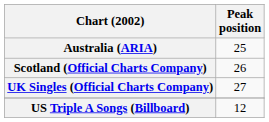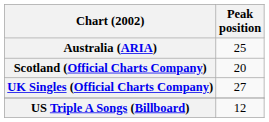(240, 68) 26 -> (240, 68) 20
